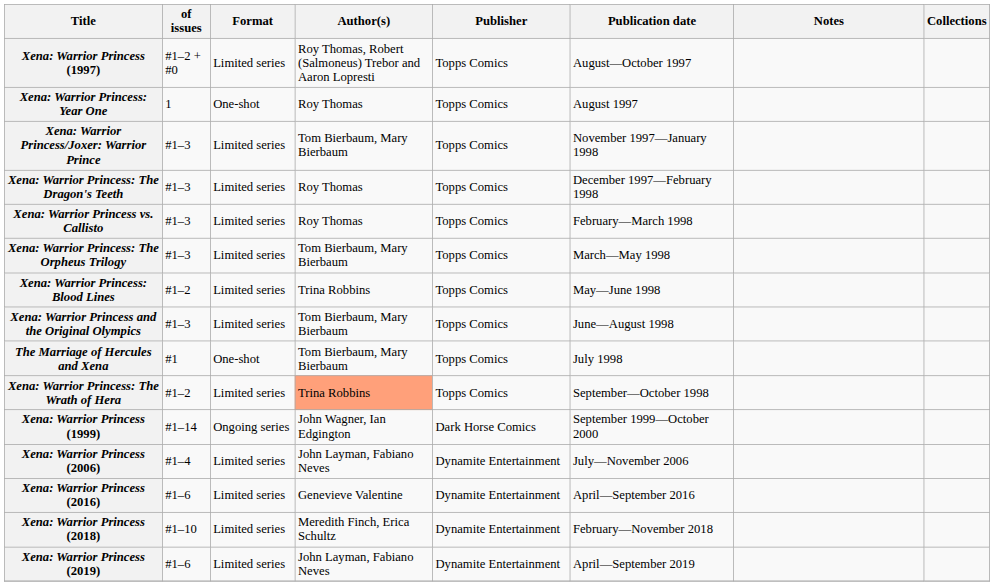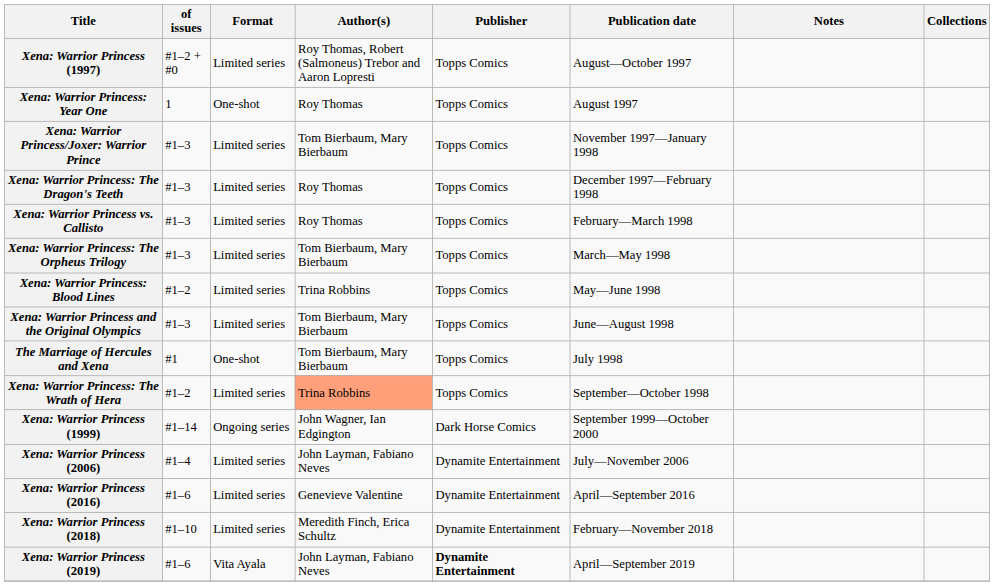(249, 564) Limited series -> (239, 564) Vita Ayala
(498, 564) normal -> (475, 564) bold
